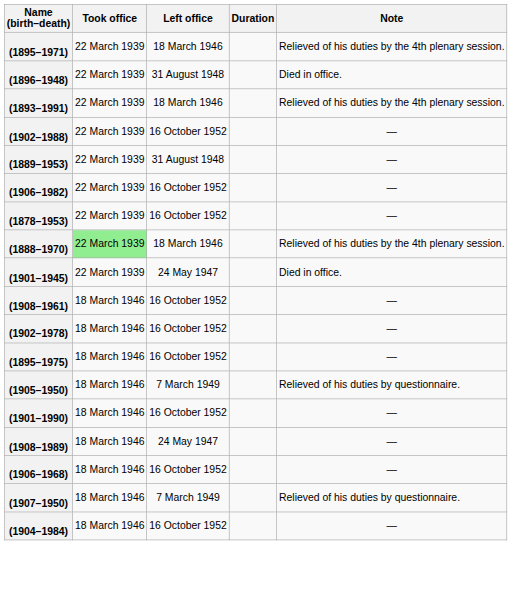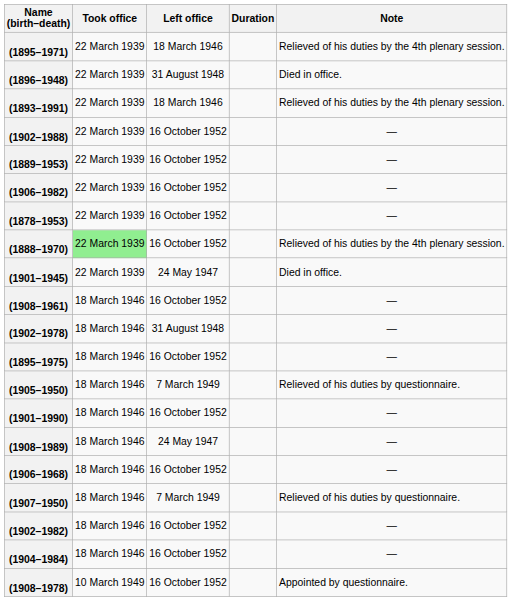(188, 159) 31 August 1948 -> (188, 159) 16 October 1952
(188, 244) 18 March 1946 -> (188, 244) 16 October 1952
(188, 328) 16 October 1952 -> (188, 328) 31 August 1948
+ row: (39, 531)
+ row: (39, 588)
